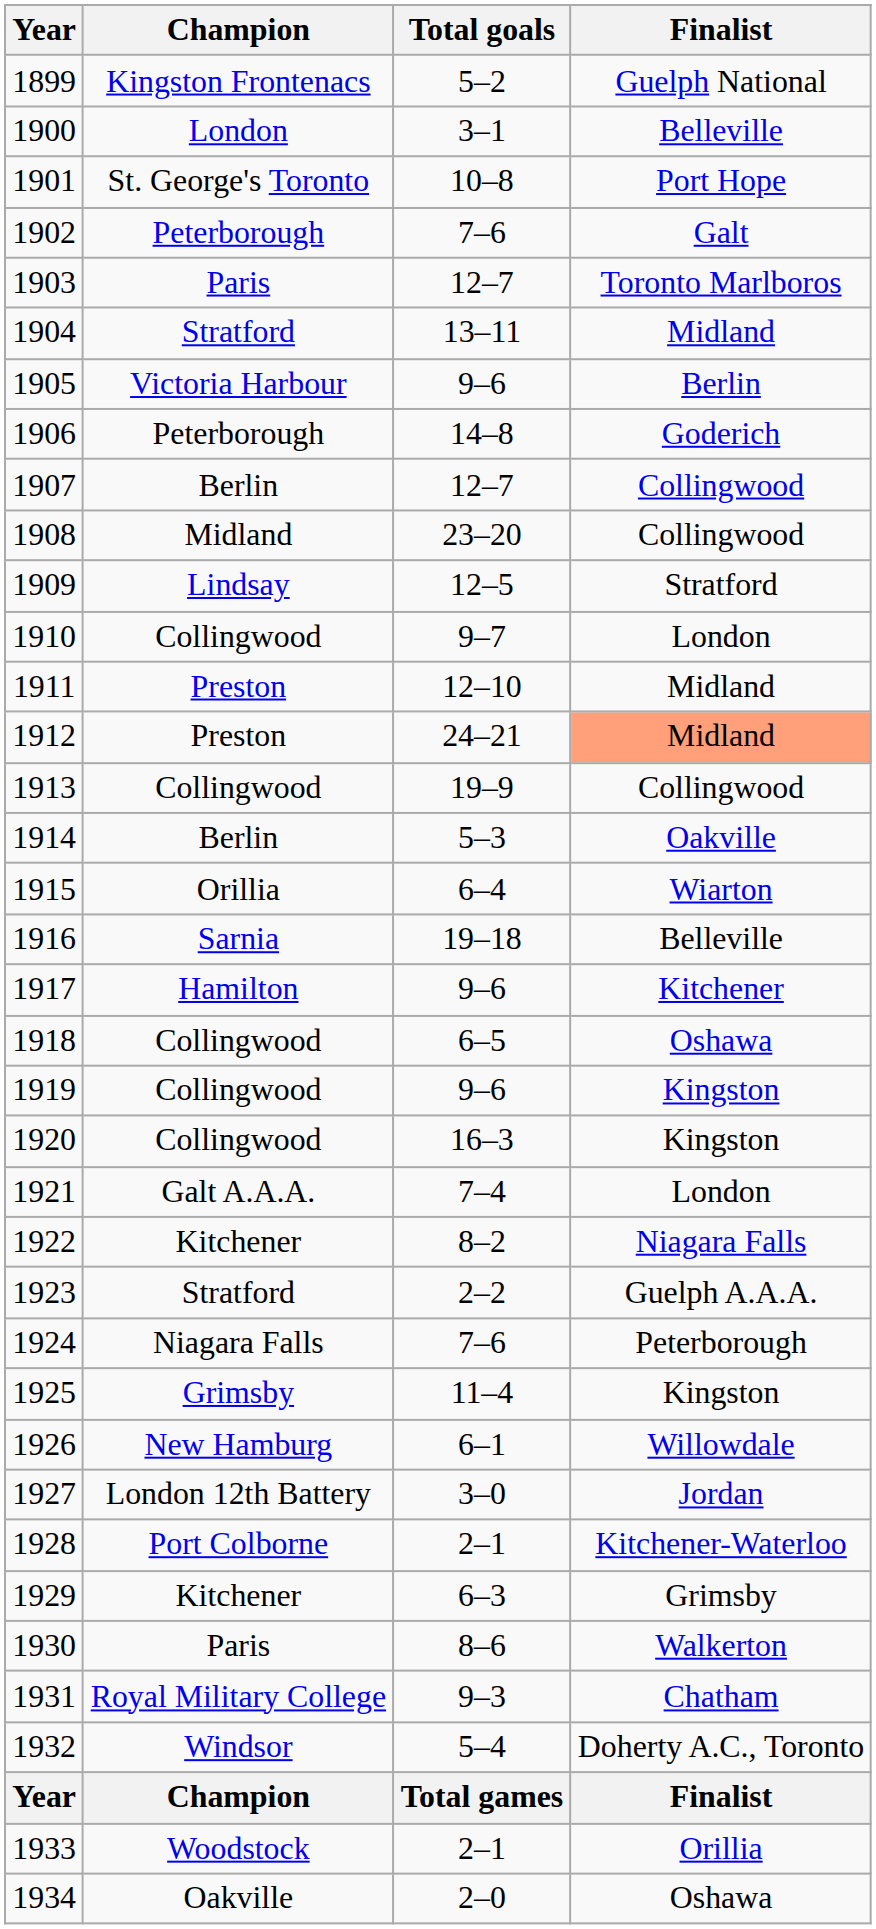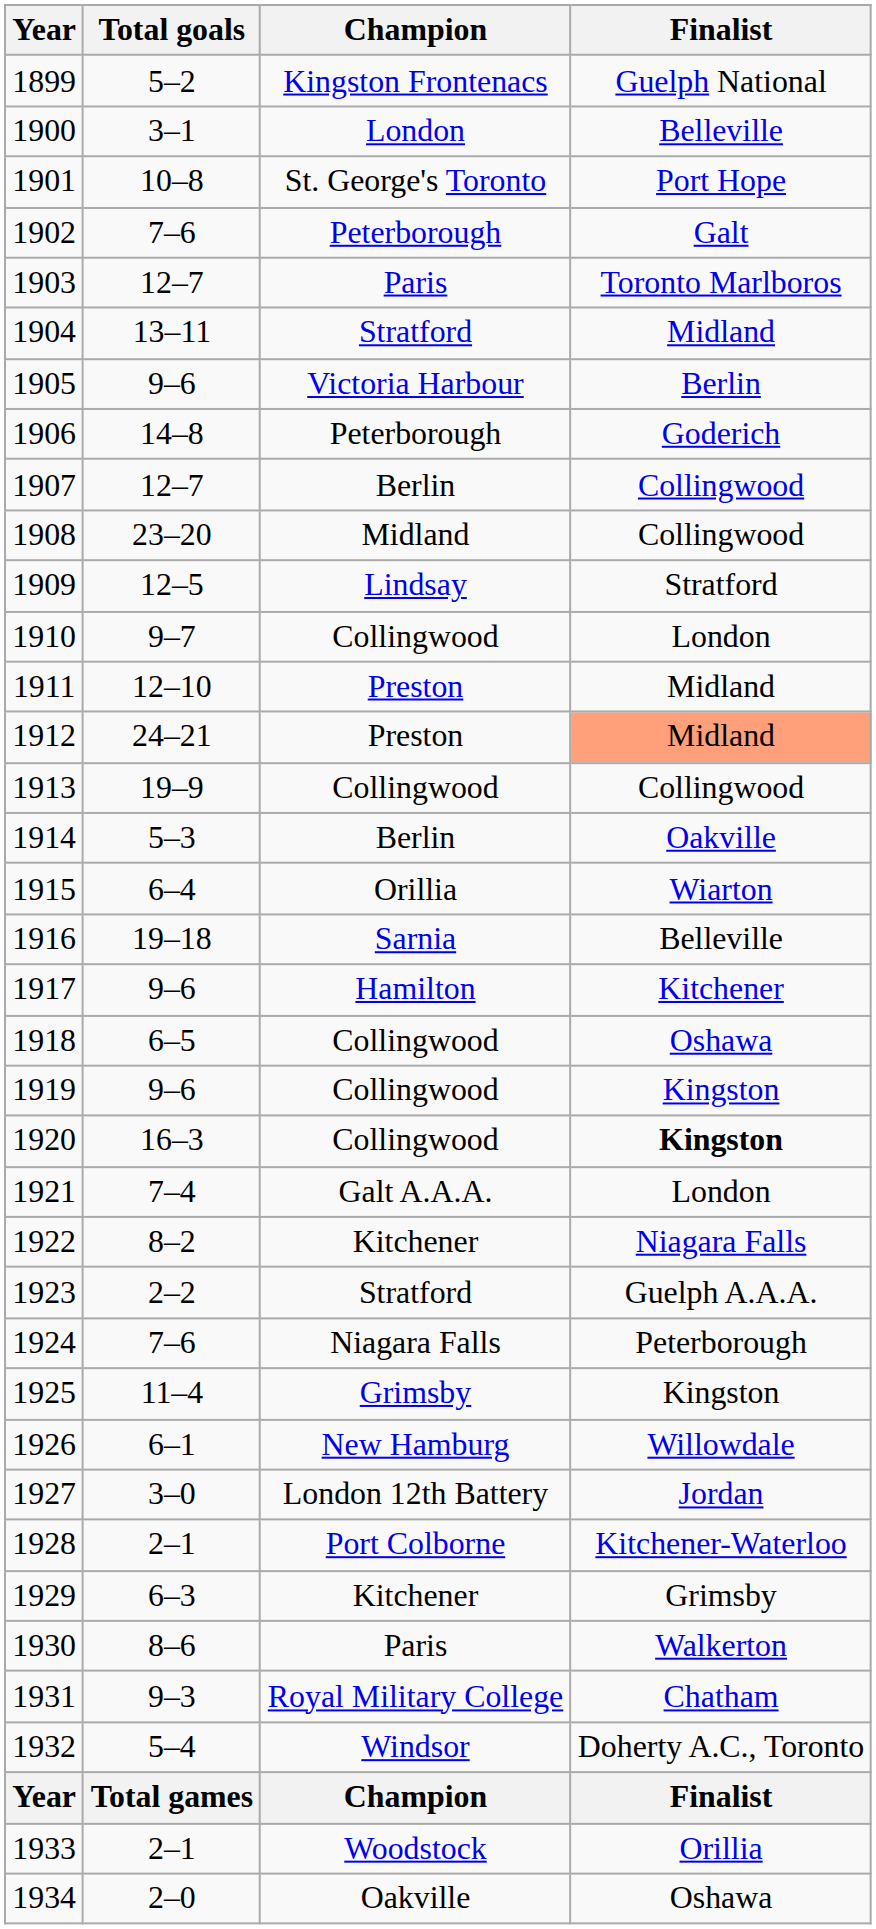columns swapped: (238, 29) <-> (482, 29)
(721, 1140) normal -> (721, 1140) bold
